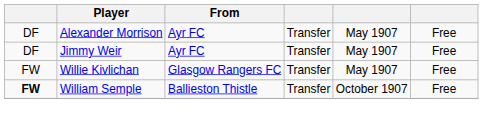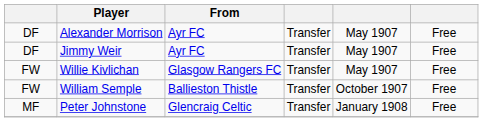(31, 88) bold -> (31, 88) normal
+ row: (103, 107)
